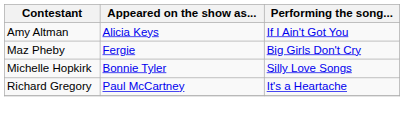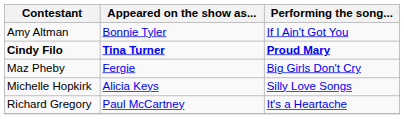(131, 31) Alicia Keys -> (134, 31) Bonnie Tyler
+ row: (35, 50)
(134, 68) Bonnie Tyler -> (131, 86) Alicia Keys
